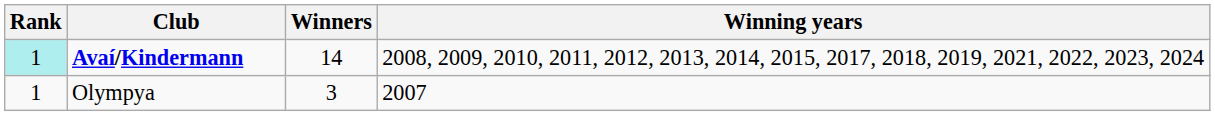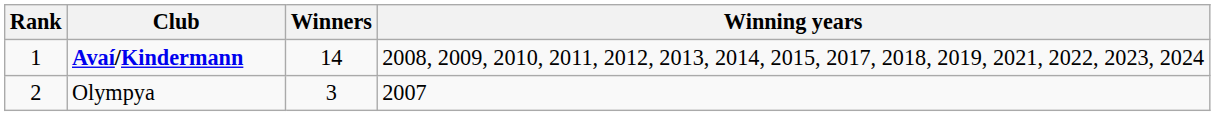(36, 57) paleturquoise background -> (36, 57) no background
(36, 92) 1 -> (36, 92) 2
